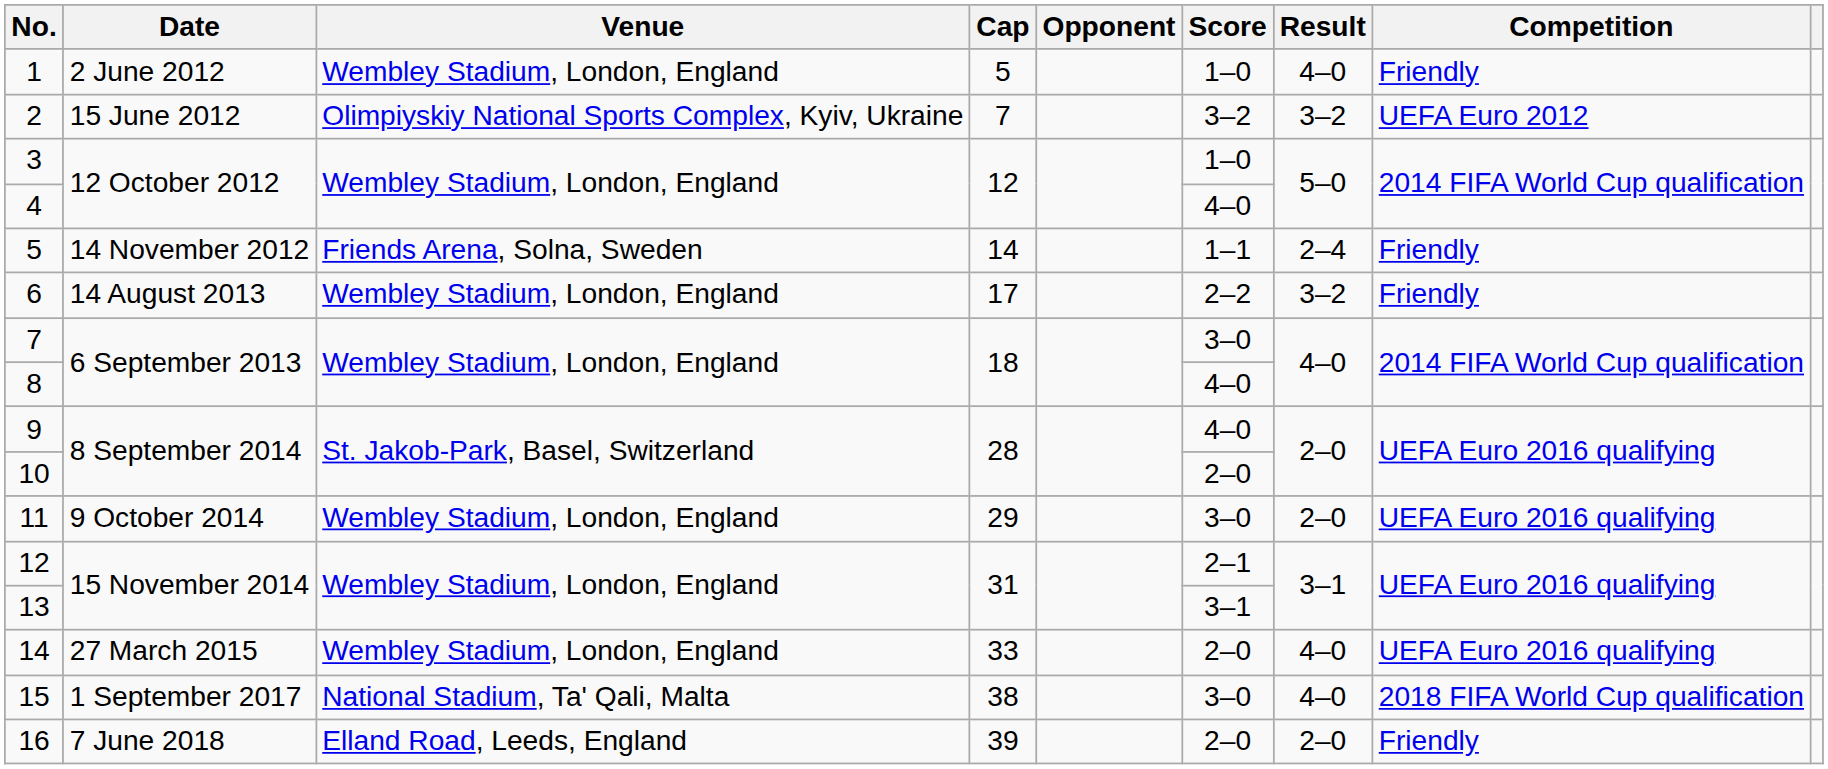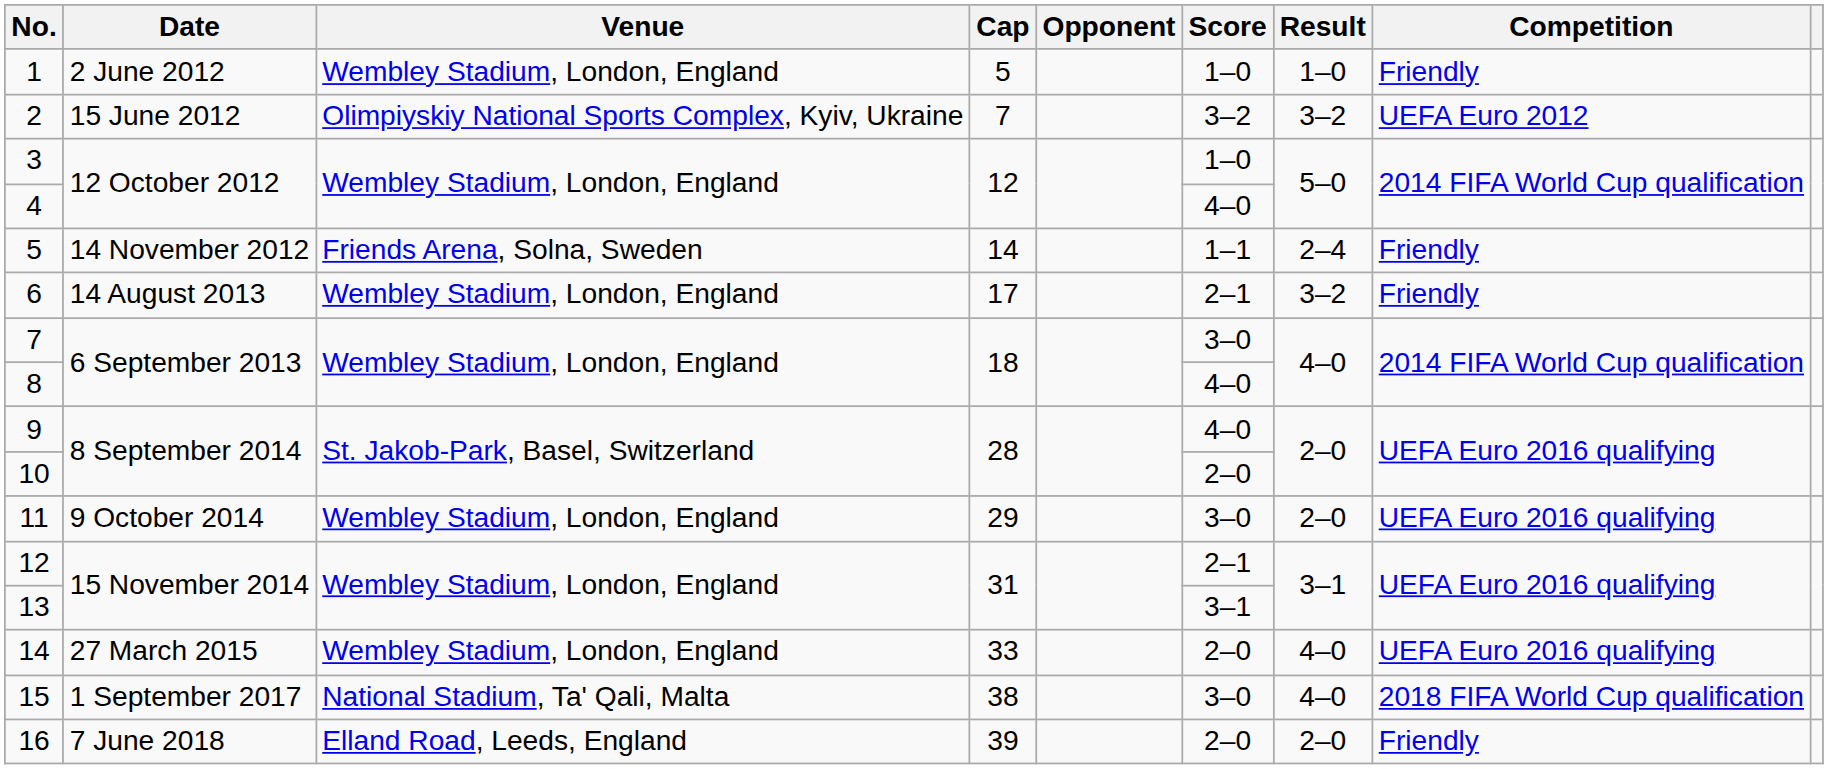(1323, 71) 4–0 -> (1323, 71) 1–0
(1228, 294) 2–2 -> (1228, 294) 2–1
